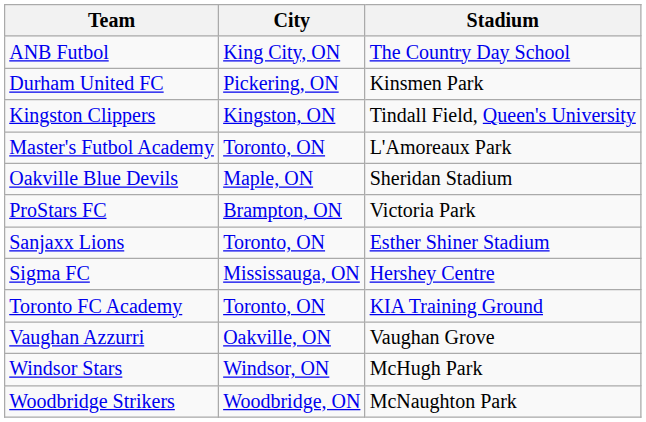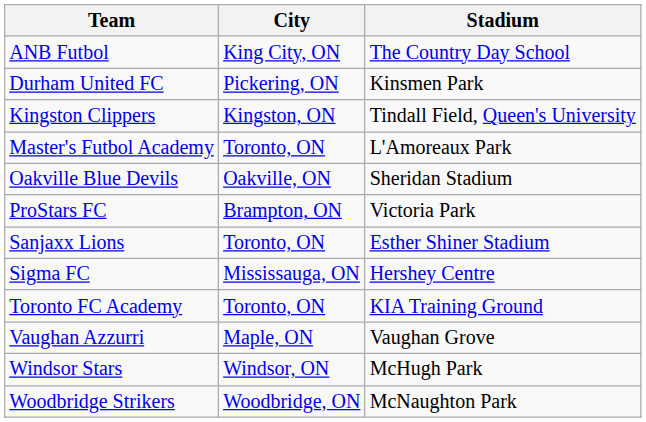(268, 178) Maple, ON -> (277, 178) Oakville, ON
(277, 337) Oakville, ON -> (268, 337) Maple, ON
